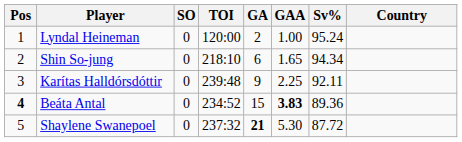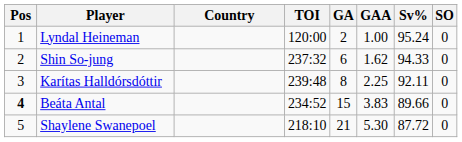columns swapped: (402, 15) <-> (186, 15)
(221, 59) 218:10 -> (307, 59) 237:32
(290, 59) 1.65 -> (376, 59) 1.62
(327, 59) 94.34 -> (413, 59) 94.33
(258, 81) 9 -> (343, 81) 8
(290, 103) bold -> (376, 103) normal
(327, 103) 89.36 -> (413, 103) 89.66
(221, 125) 237:32 -> (307, 125) 218:10
(258, 125) bold -> (343, 125) normal
